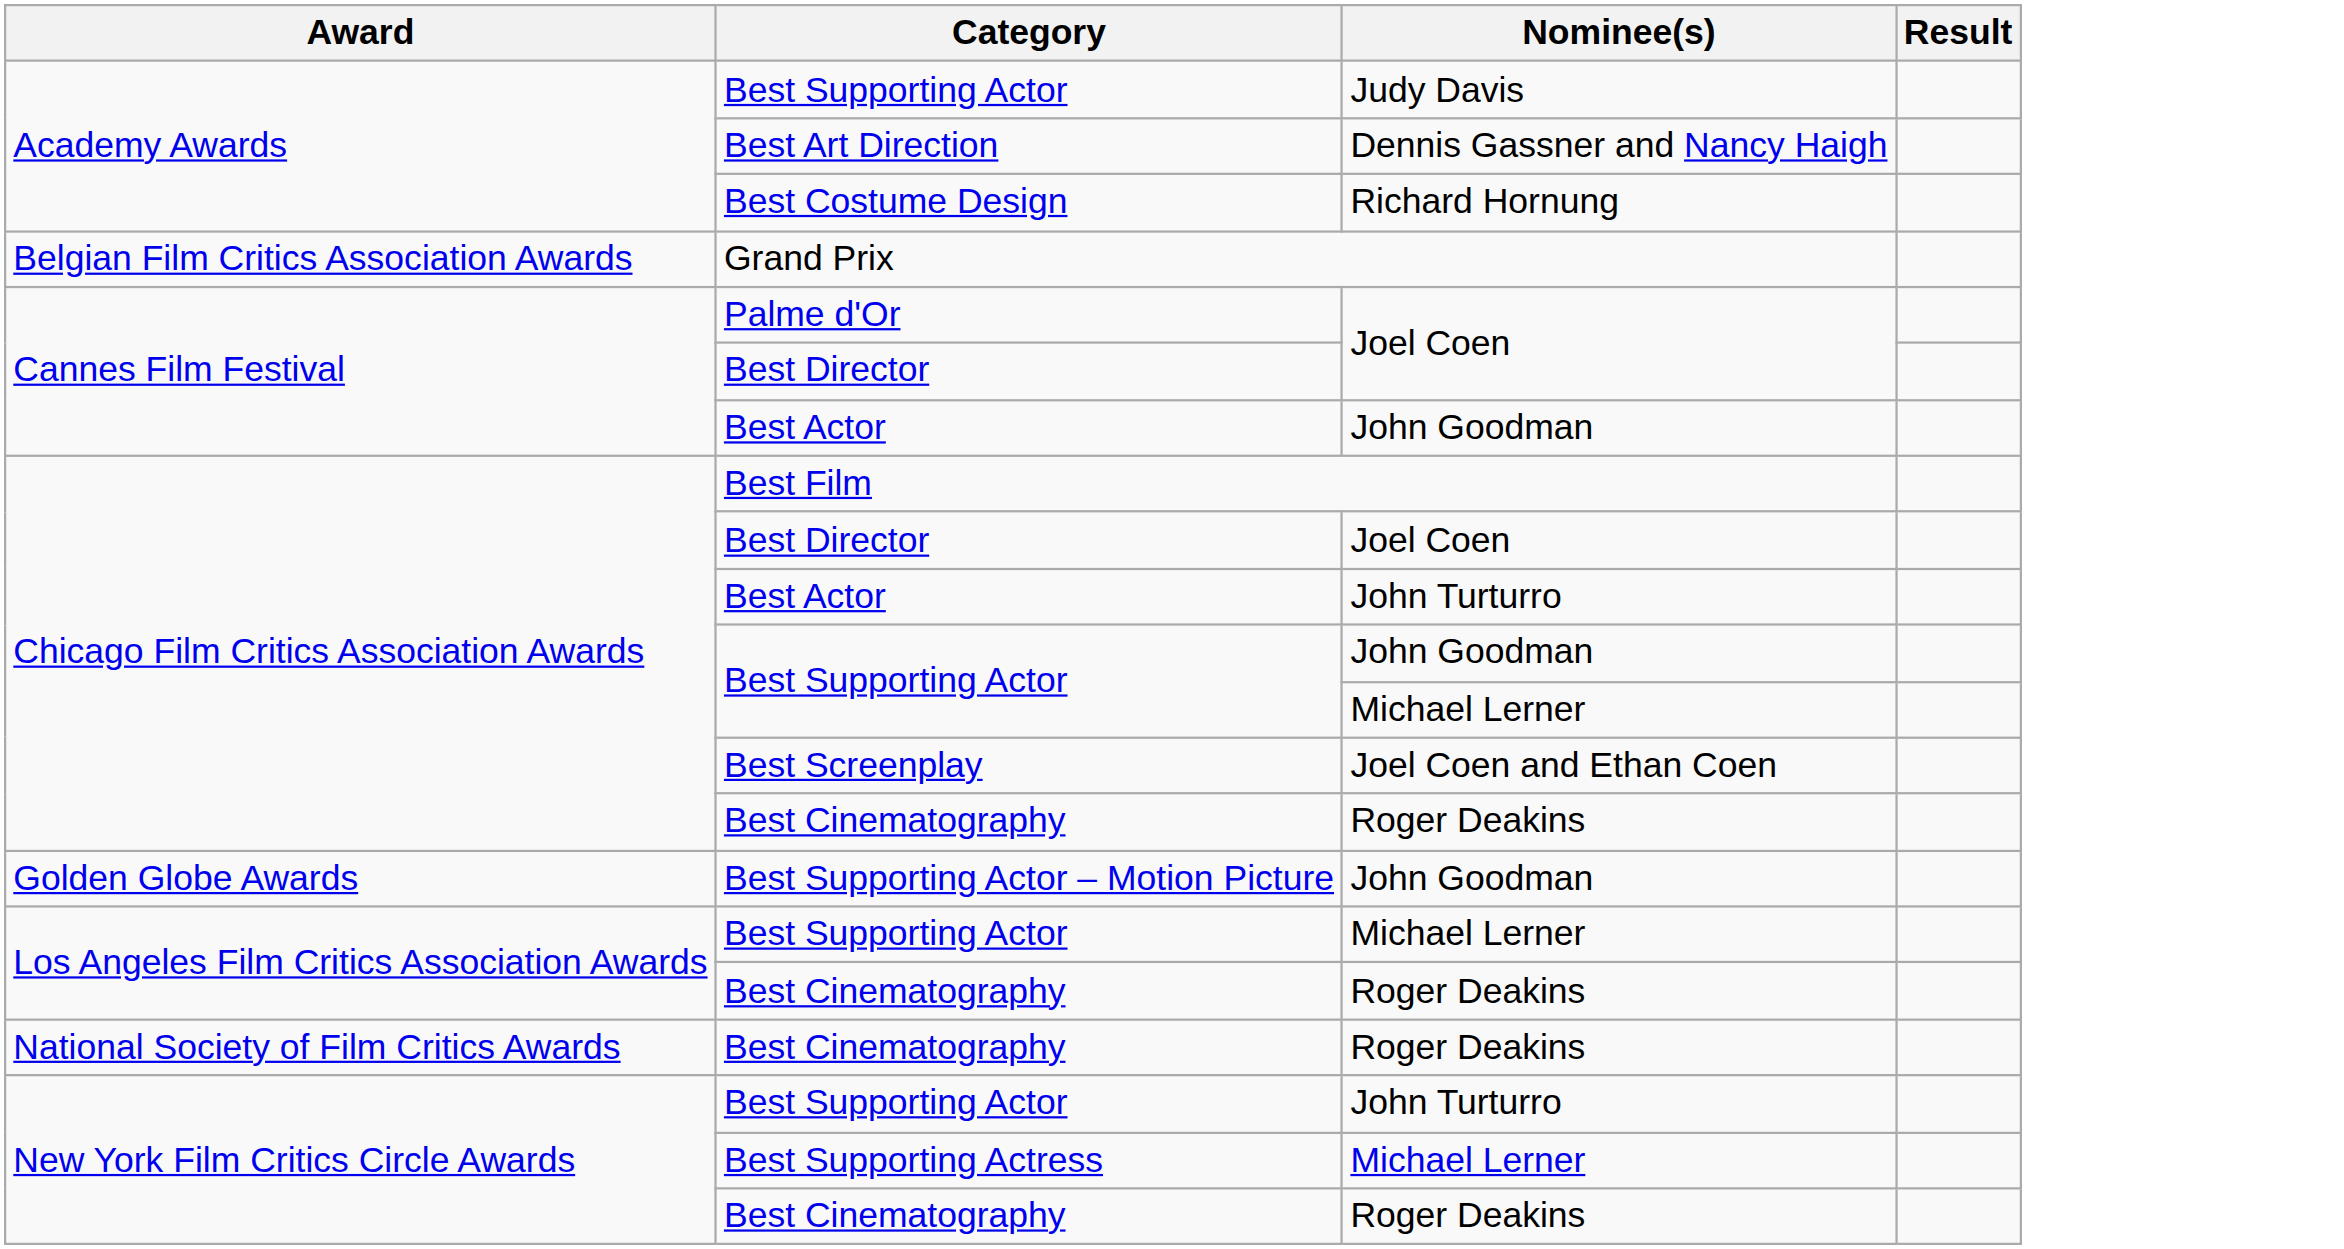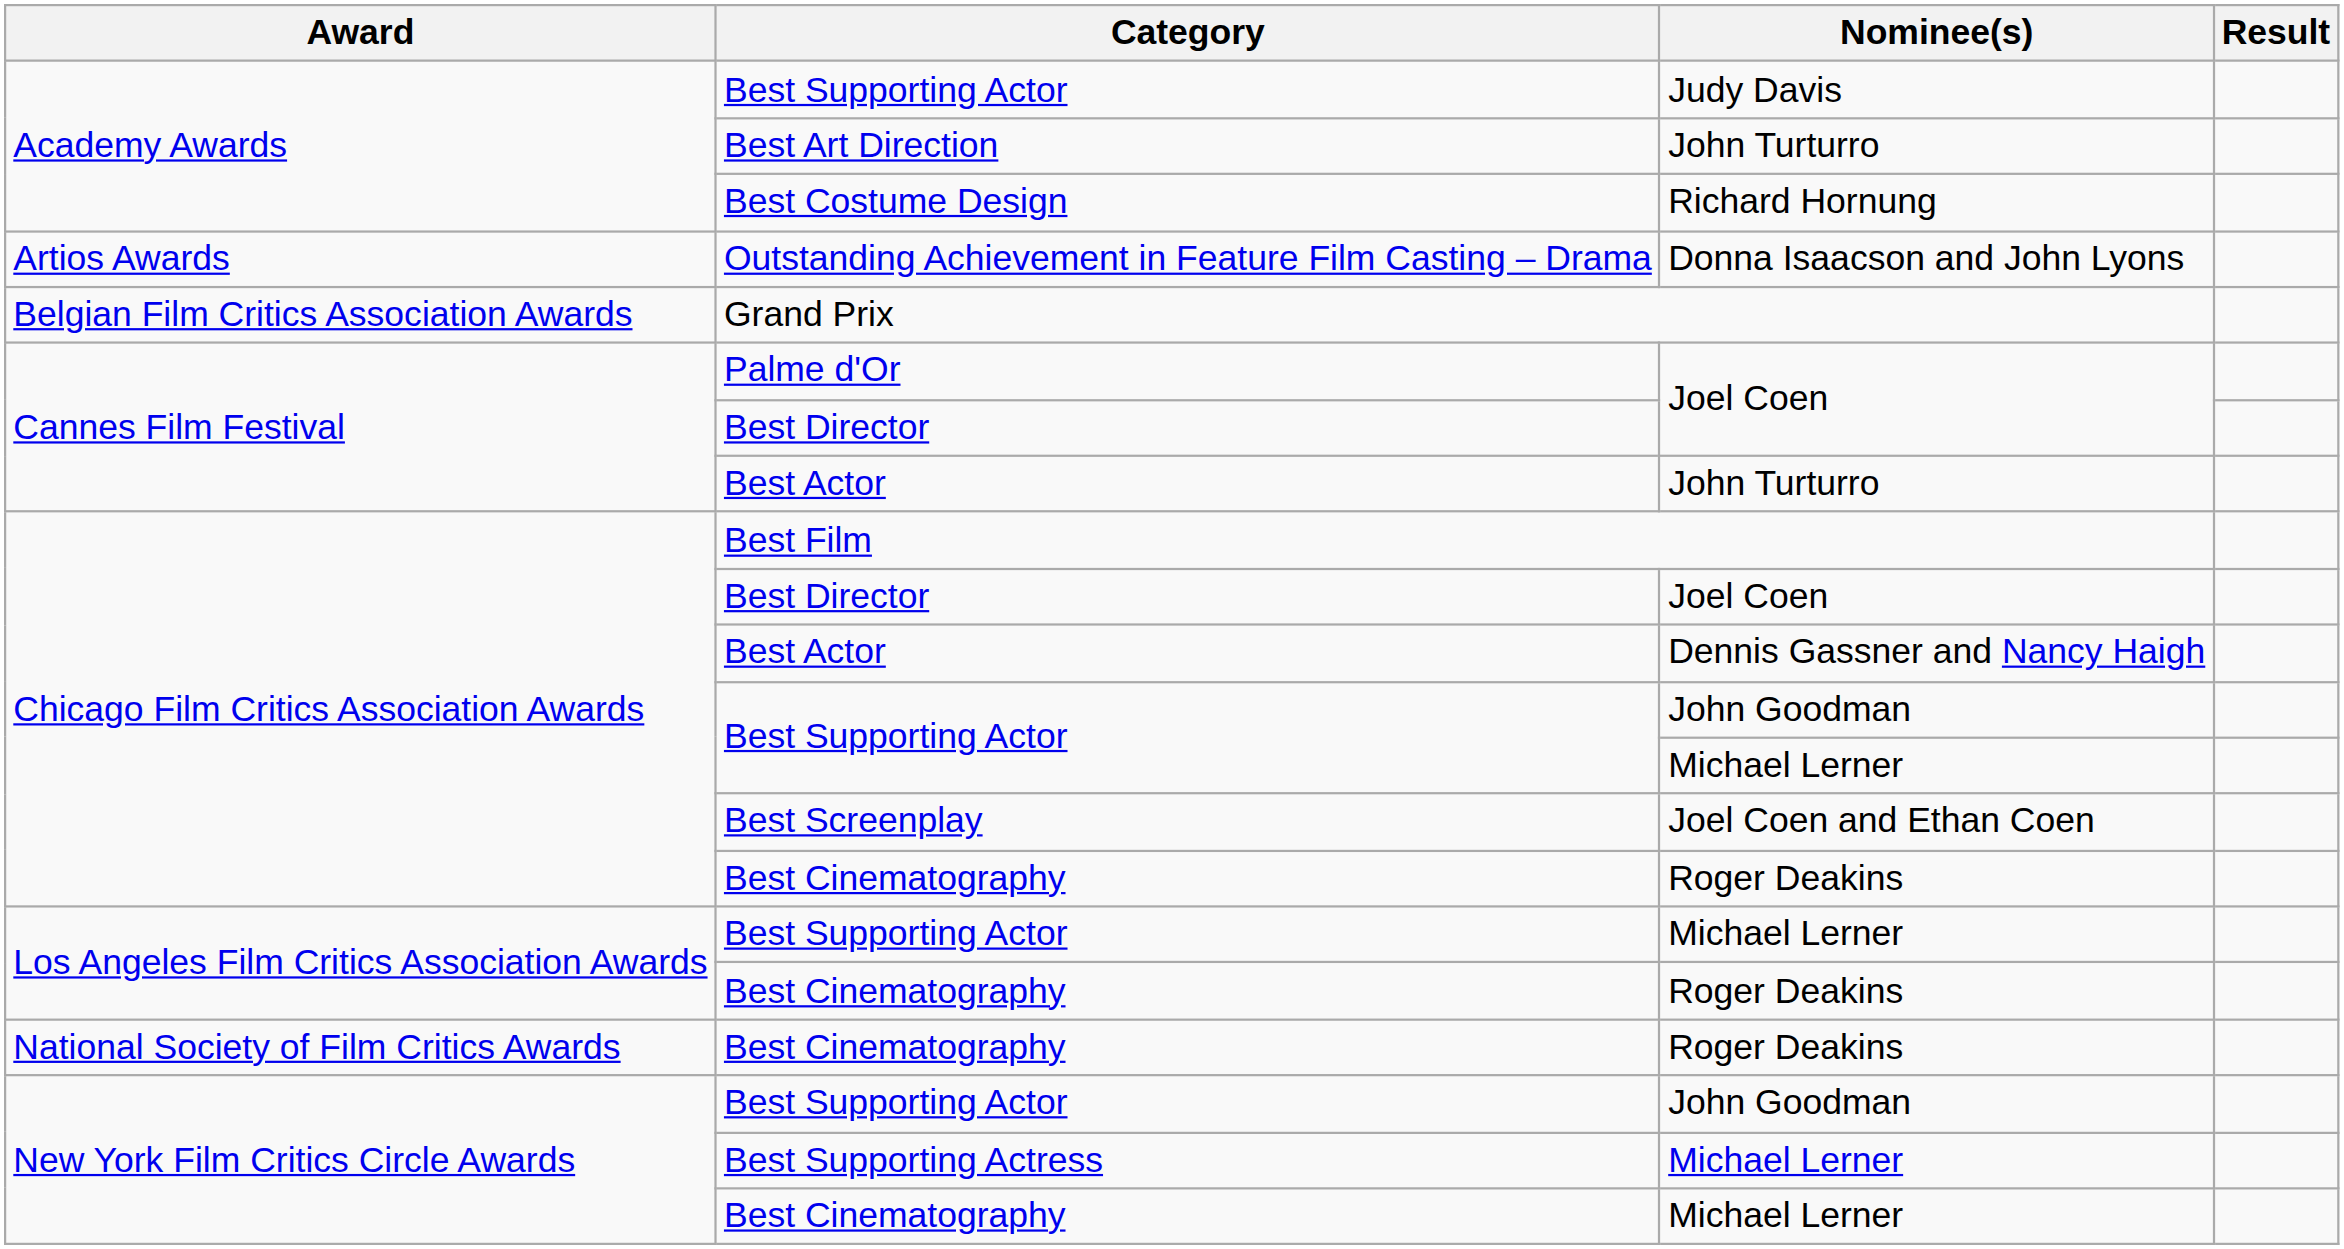(1619, 145) Dennis Gassner and Nancy Haigh -> (1774, 145) John Turturro
+ row: (122, 257)
(1472, 426) John Goodman -> (1774, 483) John Turturro
(1456, 595) John Turturro -> (1937, 652) Dennis Gassner and Nancy Haigh
- row: (186, 877)
(1456, 1102) John Turturro -> (1790, 1102) John Goodman
(1468, 1215) Roger Deakins -> (1786, 1215) Michael Lerner
